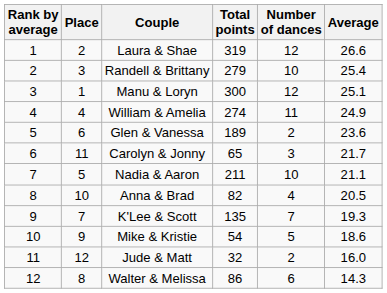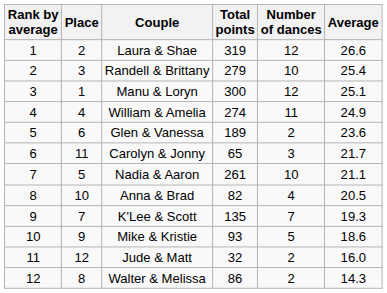(235, 174) 211 -> (235, 174) 261
(235, 236) 54 -> (235, 236) 93
(291, 278) 6 -> (291, 278) 2
